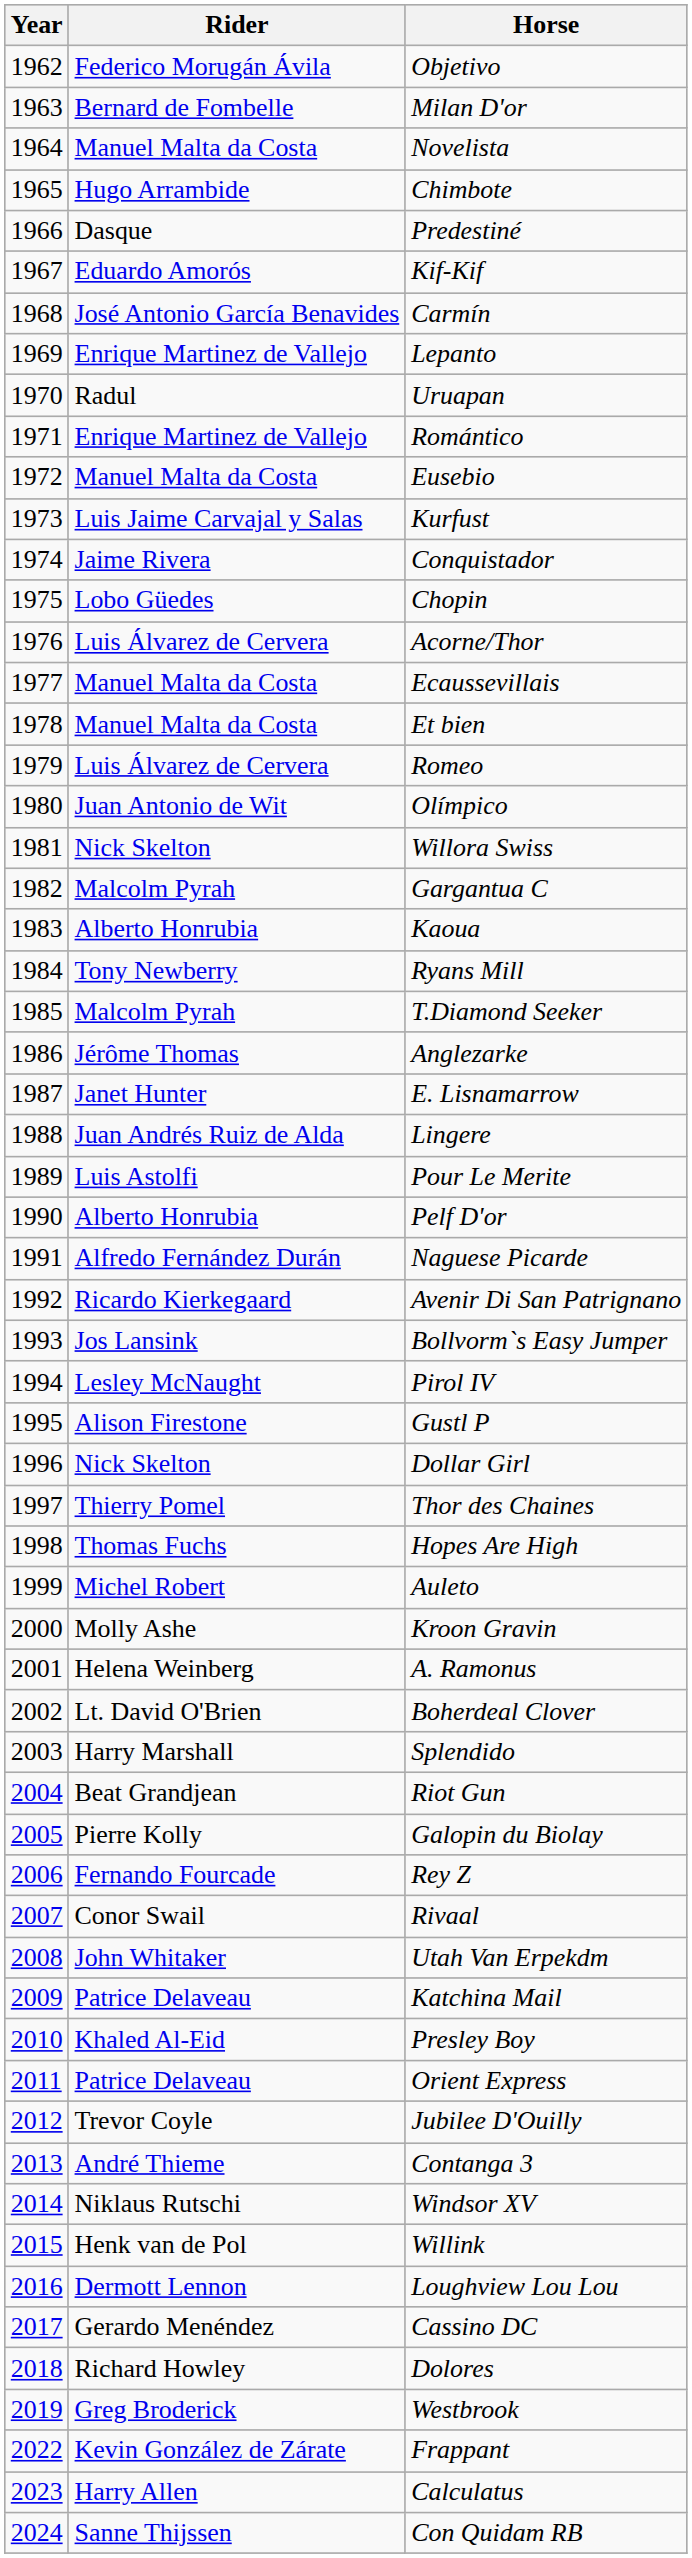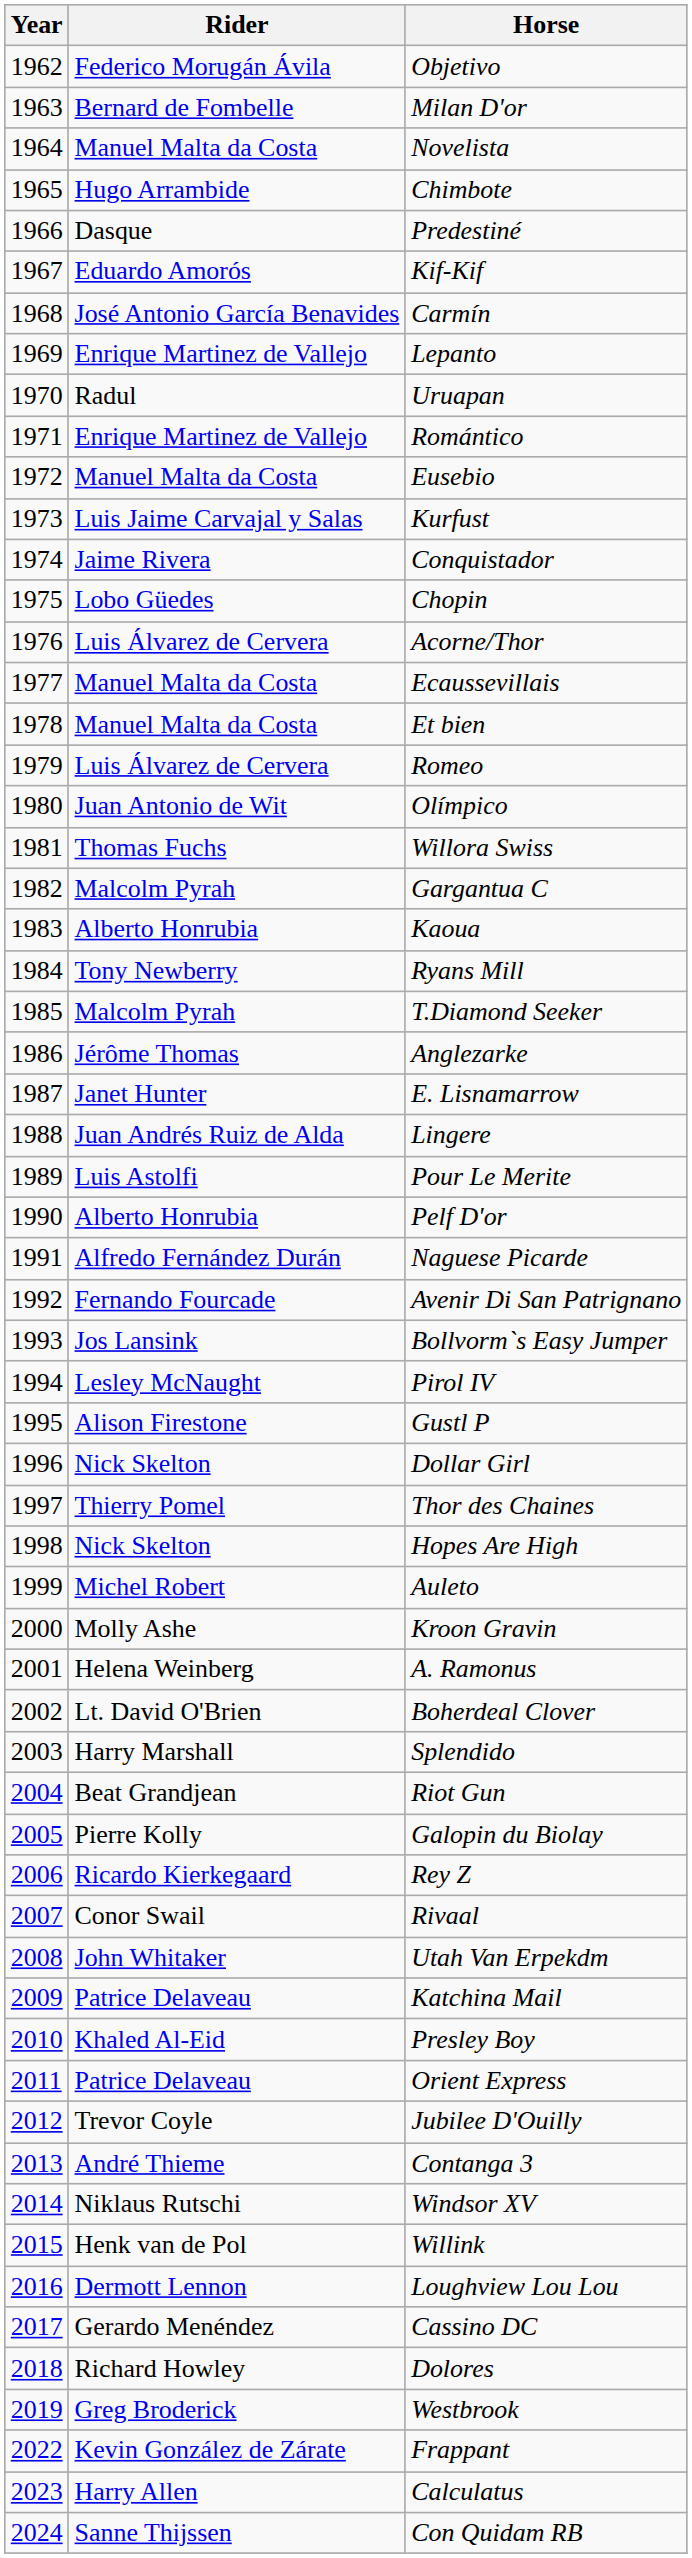(143, 847) Nick Skelton -> (151, 847) Thomas Fuchs
(183, 1299) Ricardo Kierkegaard -> (175, 1299) Fernando Fourcade
(151, 1546) Thomas Fuchs -> (143, 1546) Nick Skelton
(175, 1874) Fernando Fourcade -> (183, 1874) Ricardo Kierkegaard
